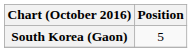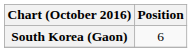(161, 36) 5 -> (161, 36) 6
